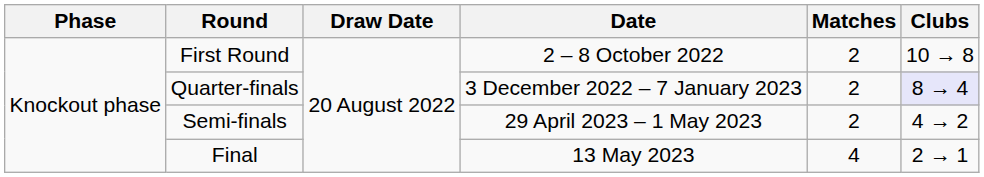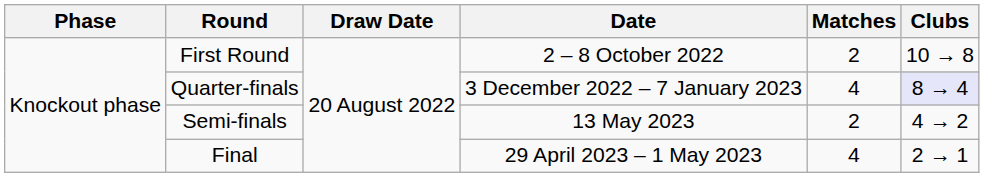(854, 88) 2 -> (854, 88) 4
(633, 121) 29 April 2023 – 1 May 2023 -> (633, 121) 13 May 2023
(633, 155) 13 May 2023 -> (633, 155) 29 April 2023 – 1 May 2023
